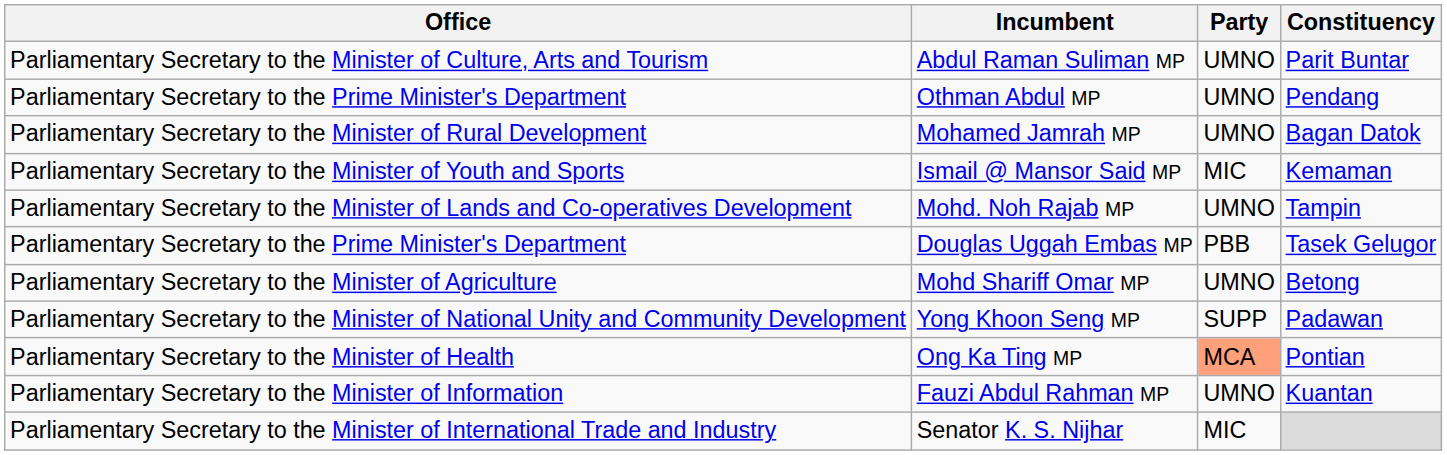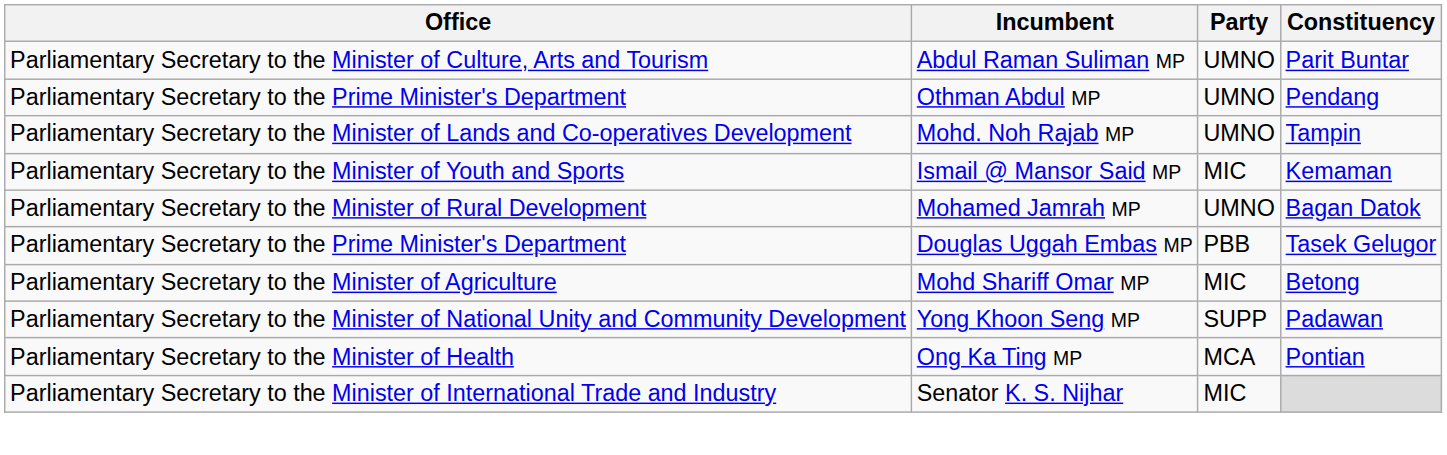rows swapped: (1029, 134) <-> (1025, 208)
(1239, 282) UMNO -> (1225, 282) MIC
(1229, 356) lightsalmon background -> (1229, 356) no background
- row: (1043, 393)
